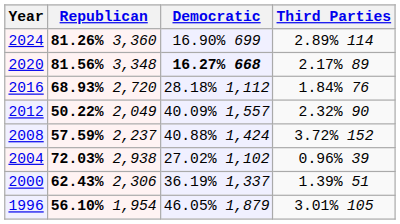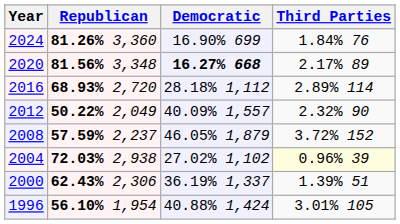(334, 41) 2.89% 114 -> (334, 41) 1.84% 76
(334, 88) 1.84% 76 -> (334, 88) 2.89% 114
(217, 136) 40.88% 1,424 -> (217, 136) 46.05% 1,879
(334, 160) no background -> (334, 160) lightyellow background
(217, 207) 46.05% 1,879 -> (217, 207) 40.88% 1,424
